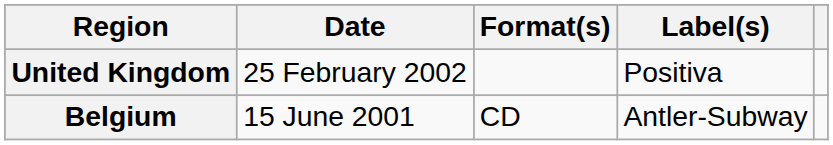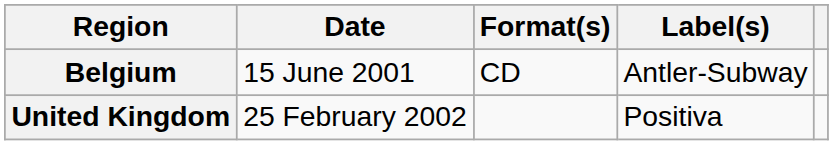rows swapped: (121, 116) <-> (121, 71)
